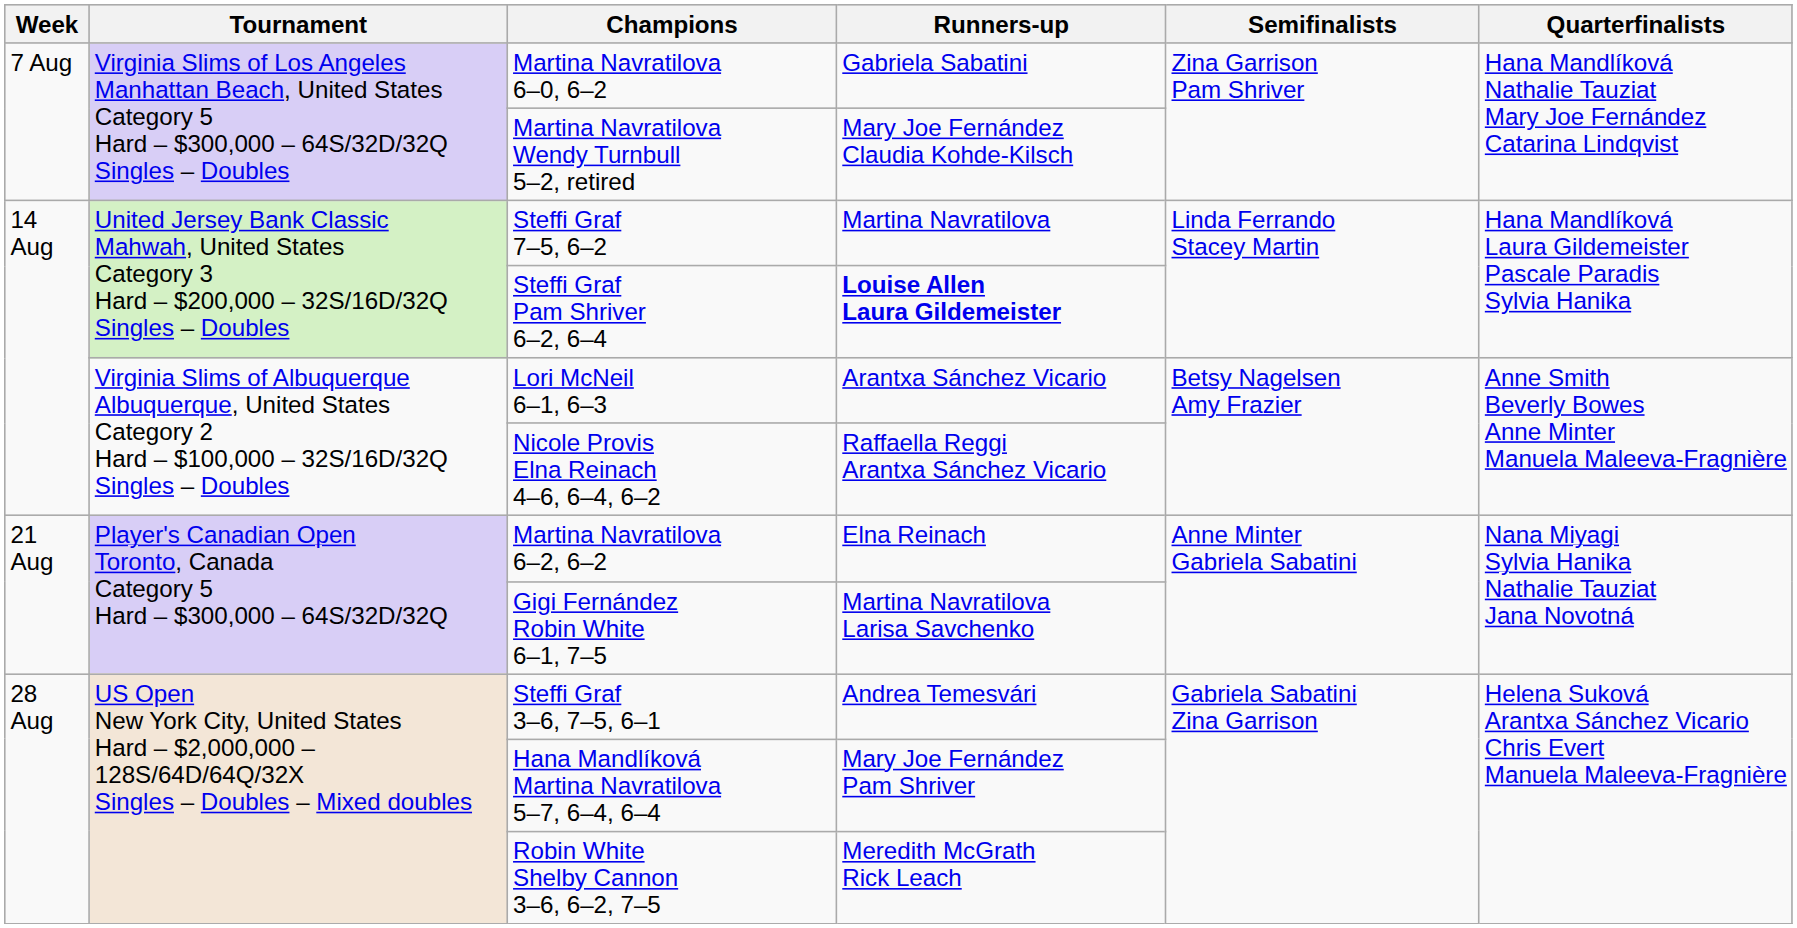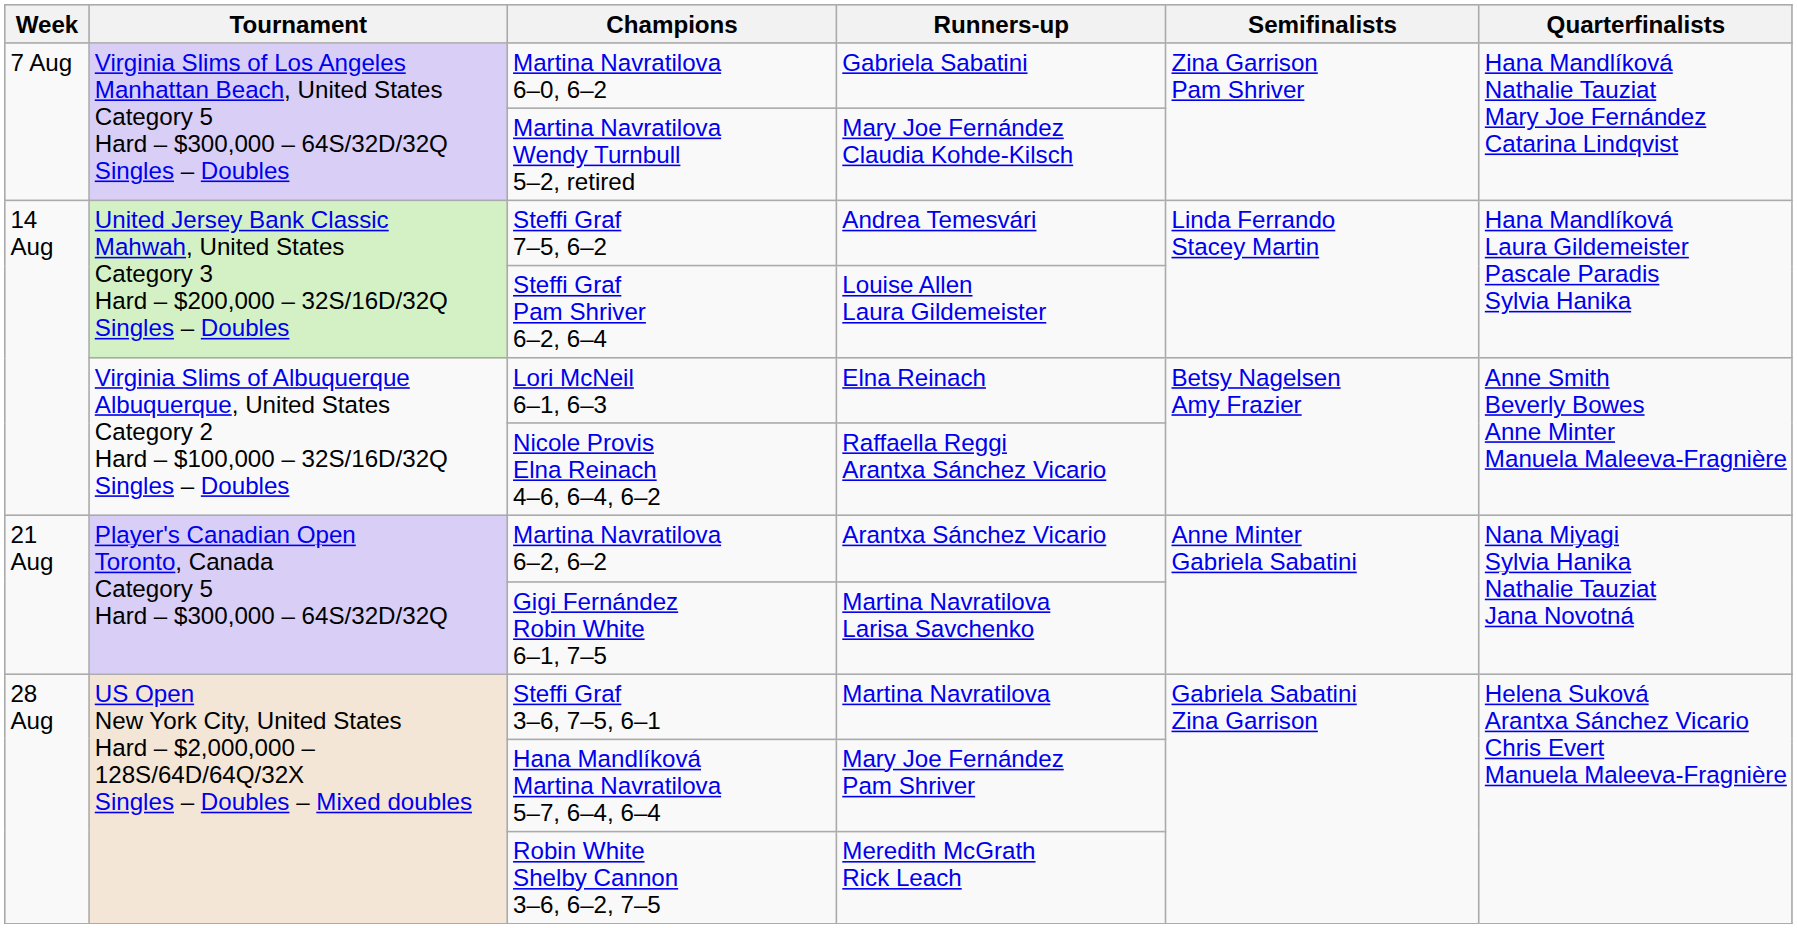(946, 220) Martina Navratilova -> (939, 220) Andrea Temesvári
(952, 299) bold -> (944, 299) normal
(974, 378) Arantxa Sánchez Vicario -> (914, 378) Elna Reinach
(914, 535) Elna Reinach -> (974, 535) Arantxa Sánchez Vicario
(939, 693) Andrea Temesvári -> (946, 693) Martina Navratilova
